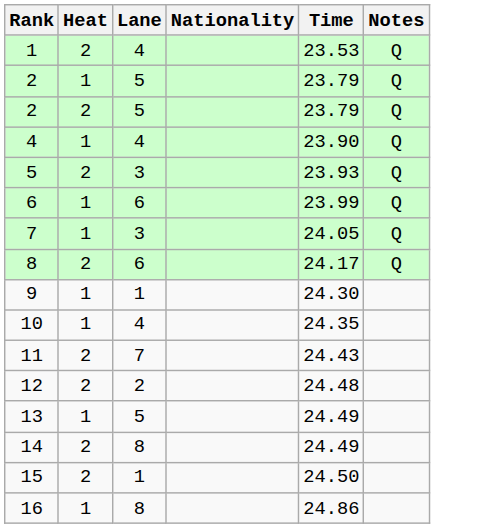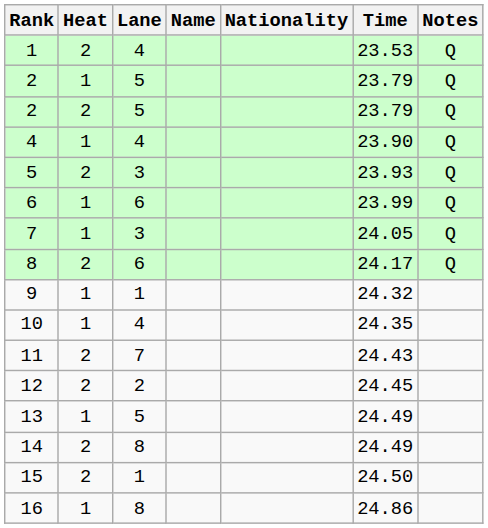+ column: (193, 20)
(331, 295) 24.30 -> (385, 295) 24.32
(331, 386) 24.48 -> (385, 386) 24.45
